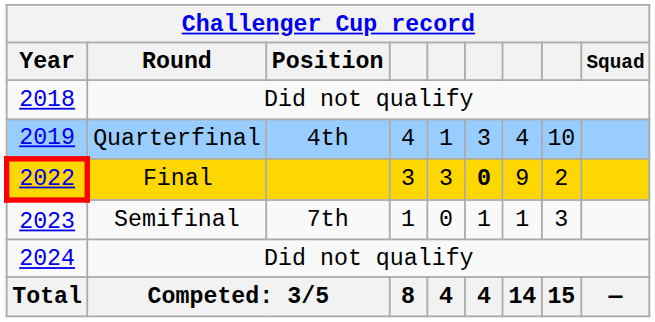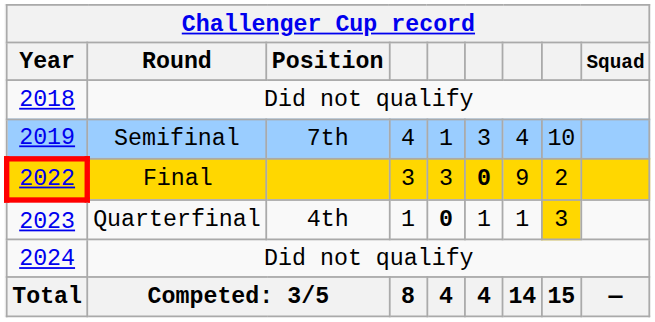(177, 139) Quarterfinal -> (177, 139) Semifinal
(328, 139) 4th -> (328, 139) 7th
(177, 220) Semifinal -> (177, 220) Quarterfinal
(328, 220) 7th -> (328, 220) 4th
(446, 220) normal -> (446, 220) bold
(561, 220) no background -> (561, 220) gold background
